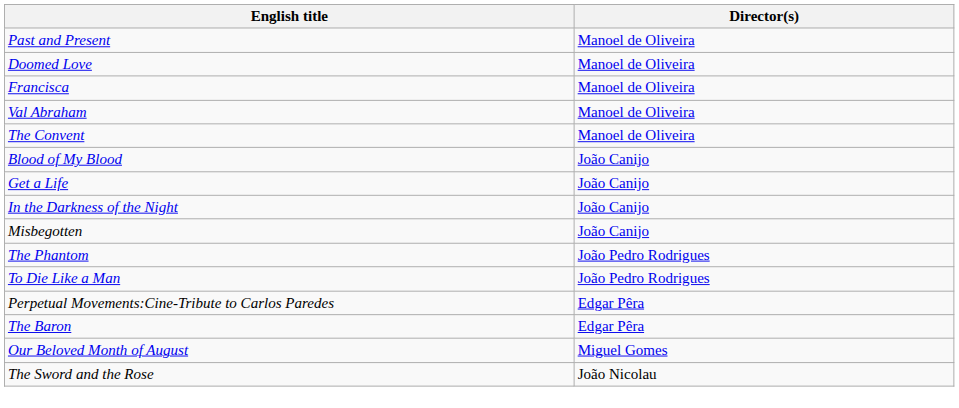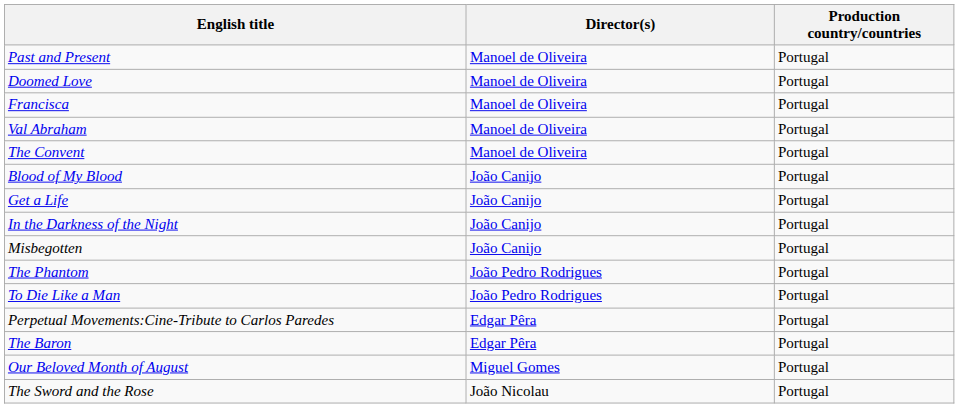+ column: (864, 24)
